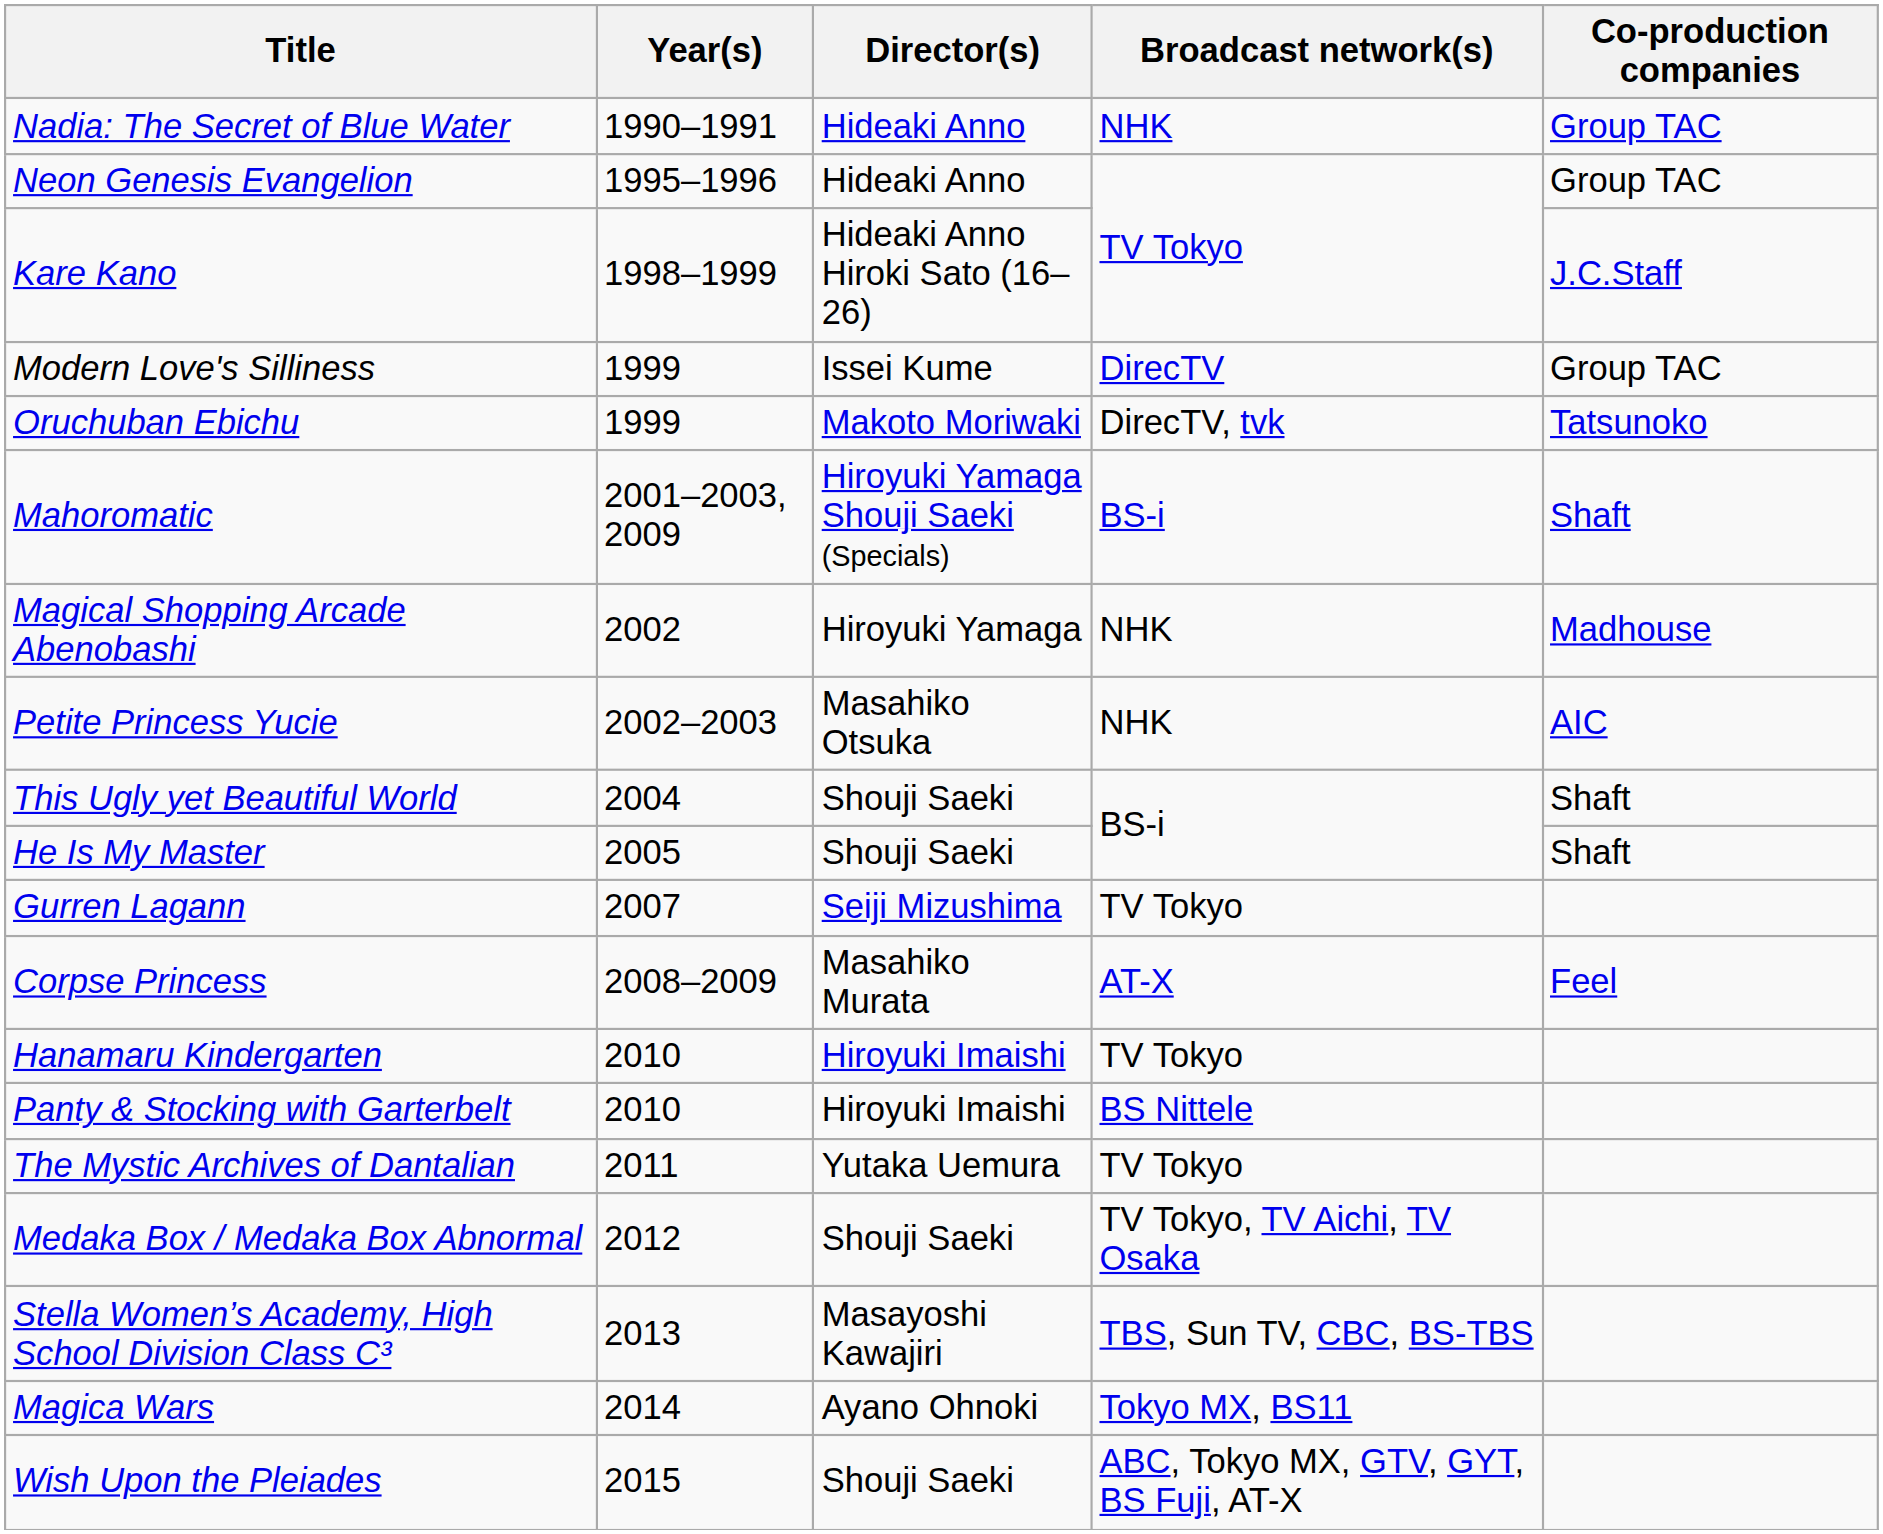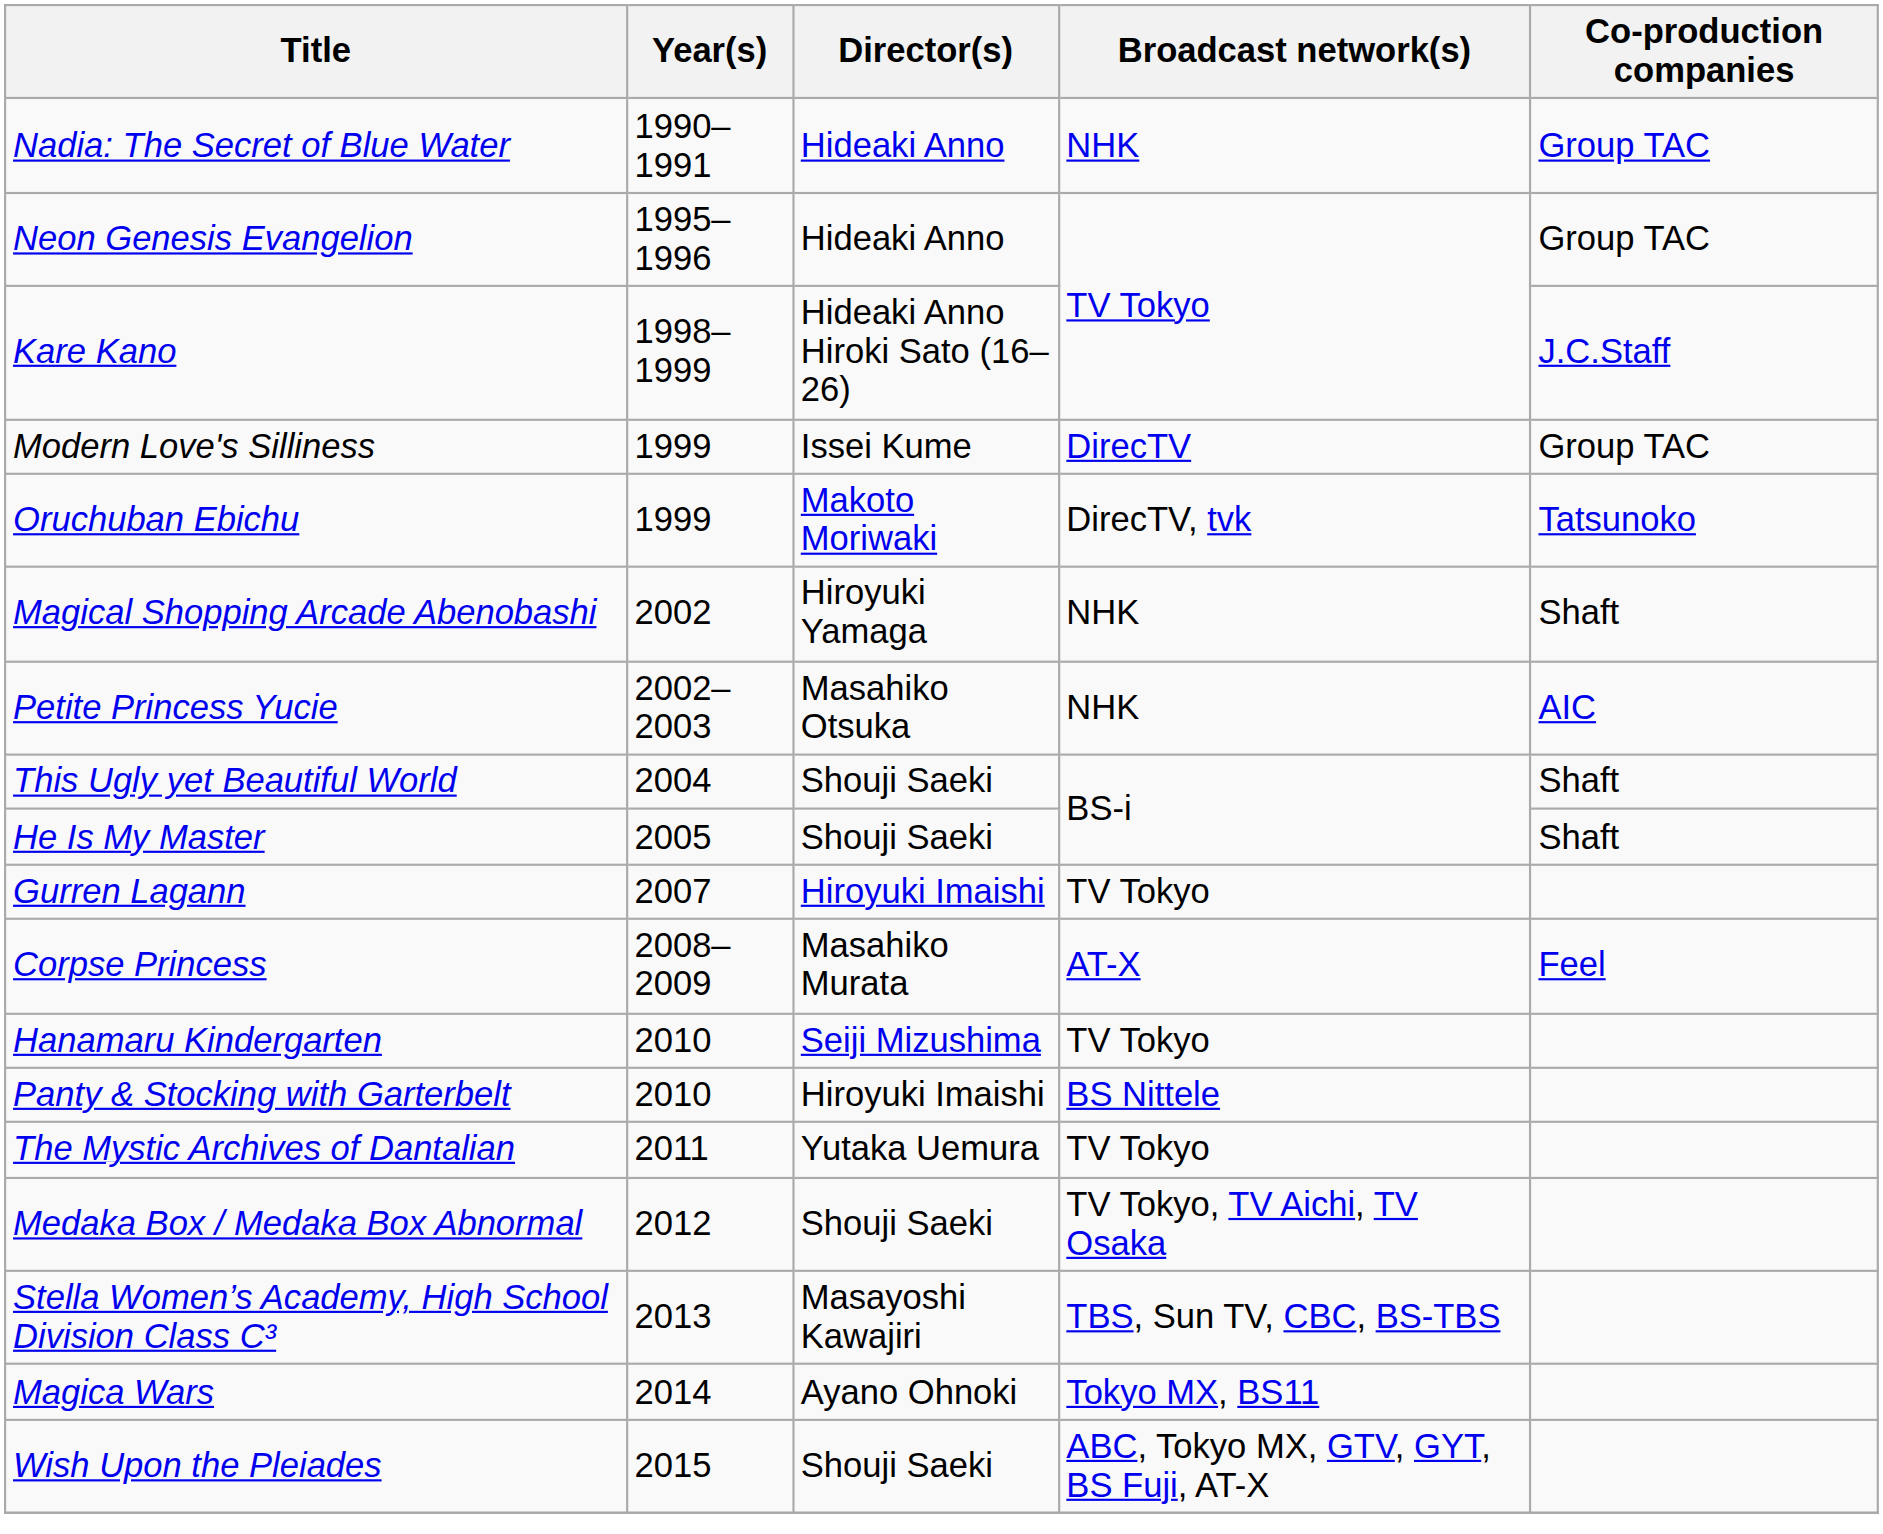- row: (113, 516)
(1631, 629) Madhouse -> (1579, 613) Shaft
(942, 906) Seiji Mizushima -> (923, 891) Hiroyuki Imaishi
(944, 1055) Hiroyuki Imaishi -> (921, 1039) Seiji Mizushima
